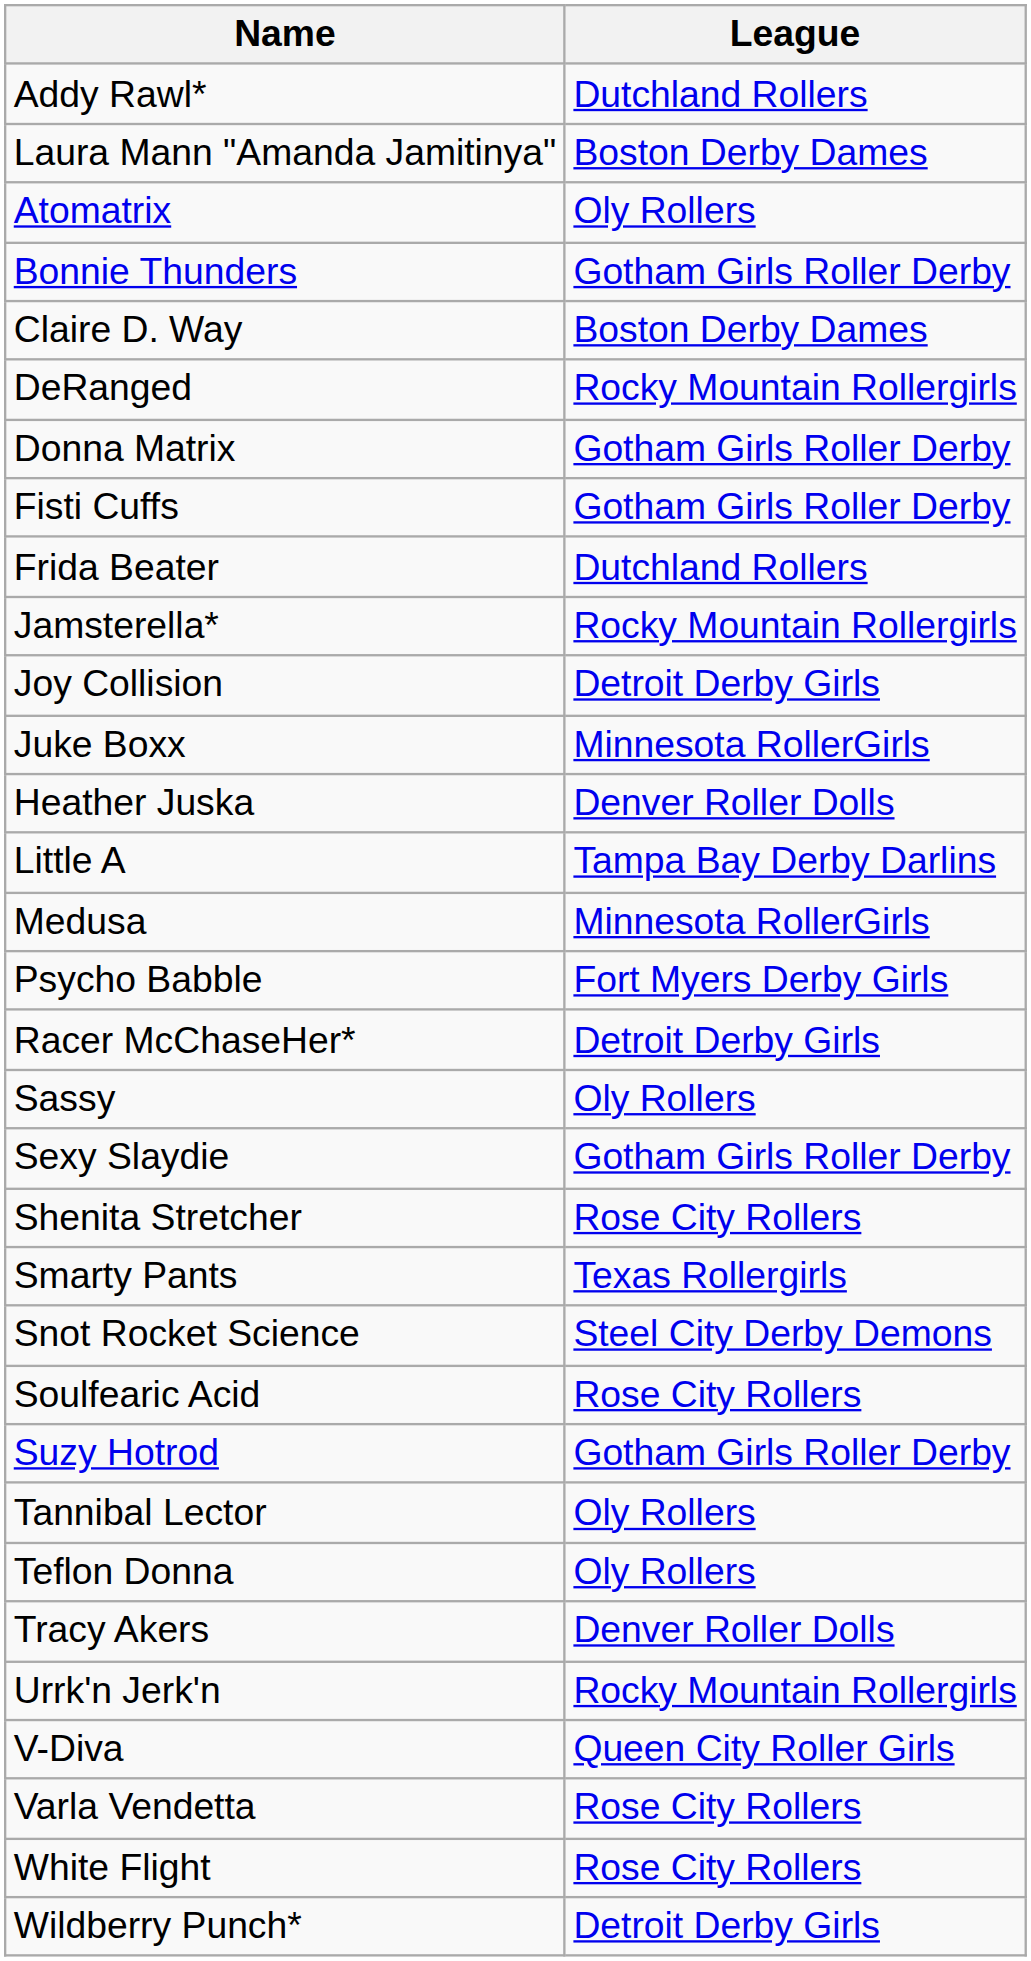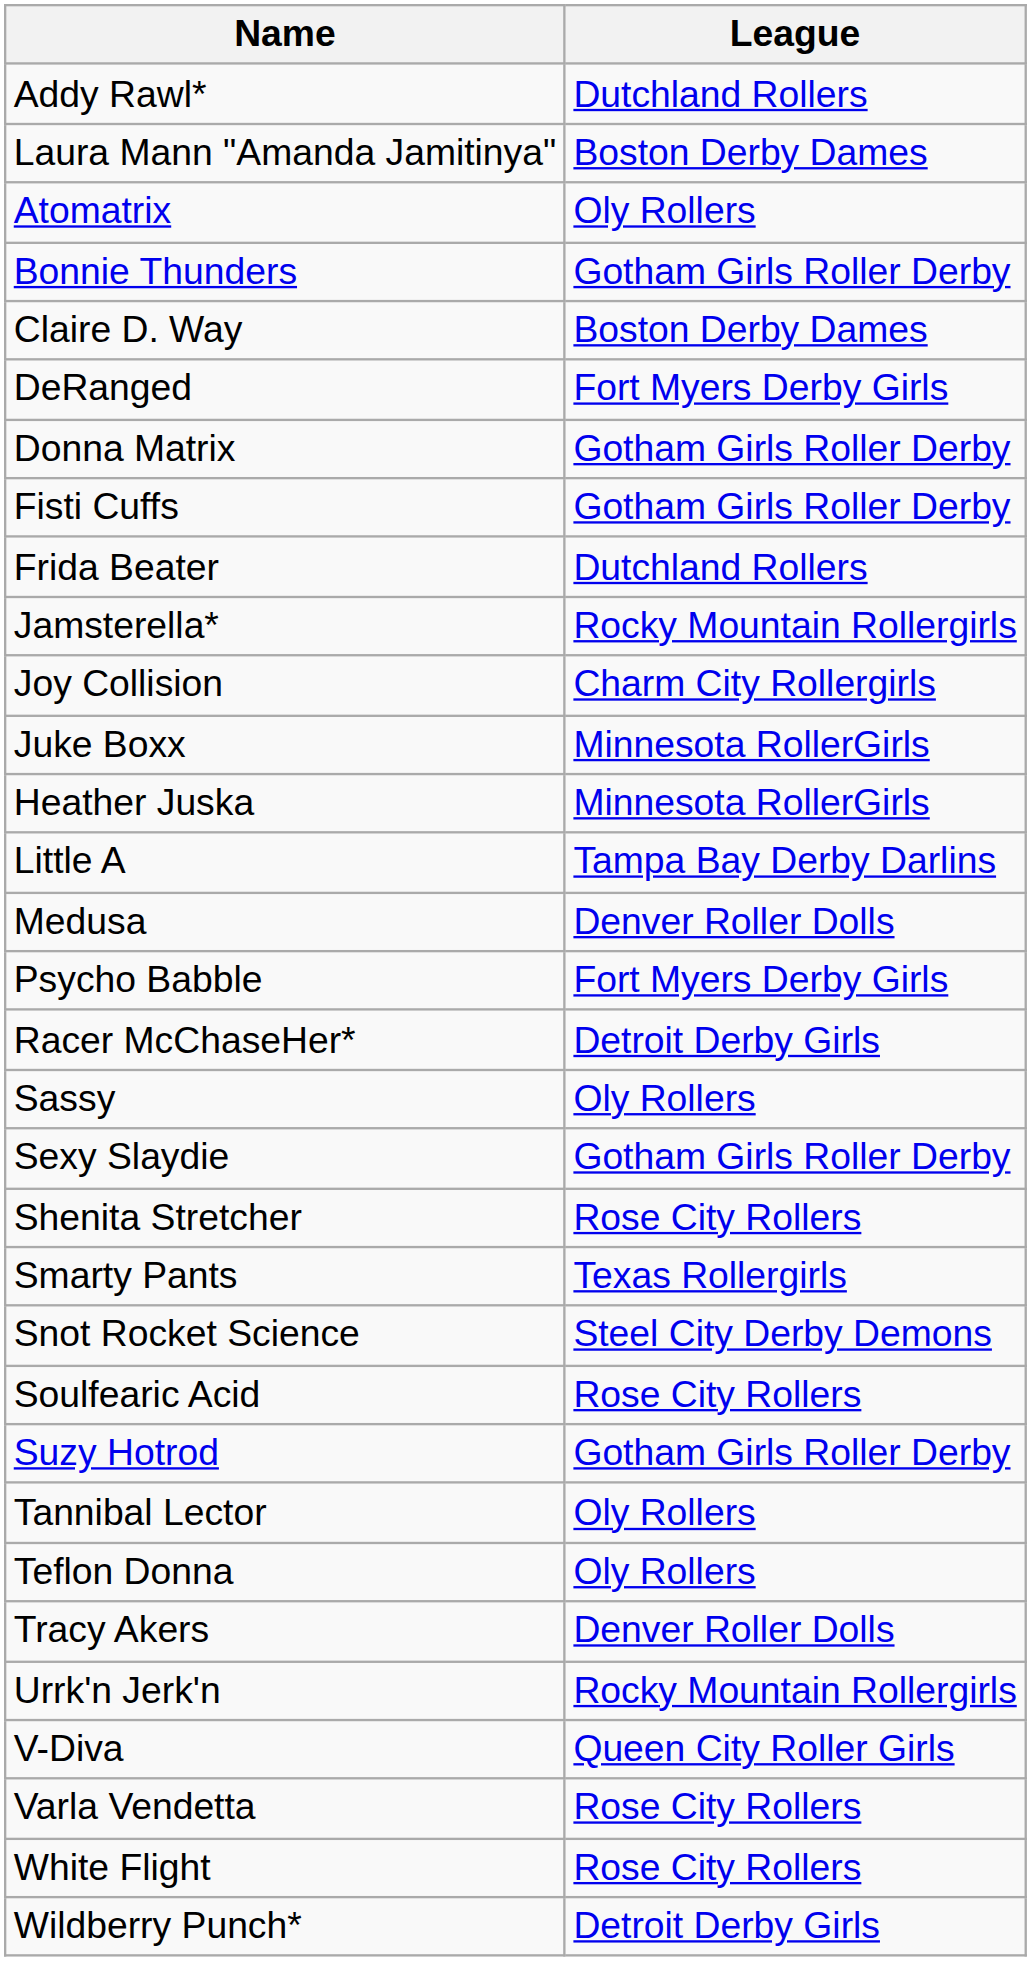(795, 388) Rocky Mountain Rollergirls -> (761, 388) Fort Myers Derby Girls
(727, 684) Detroit Derby Girls -> (755, 684) Charm City Rollergirls
(734, 802) Denver Roller Dolls -> (752, 802) Minnesota RollerGirls
(752, 920) Minnesota RollerGirls -> (734, 920) Denver Roller Dolls
